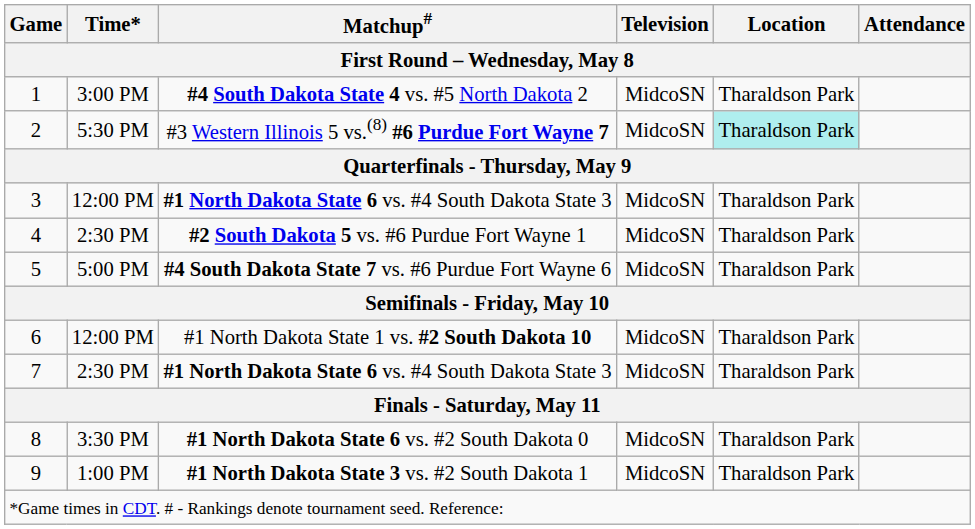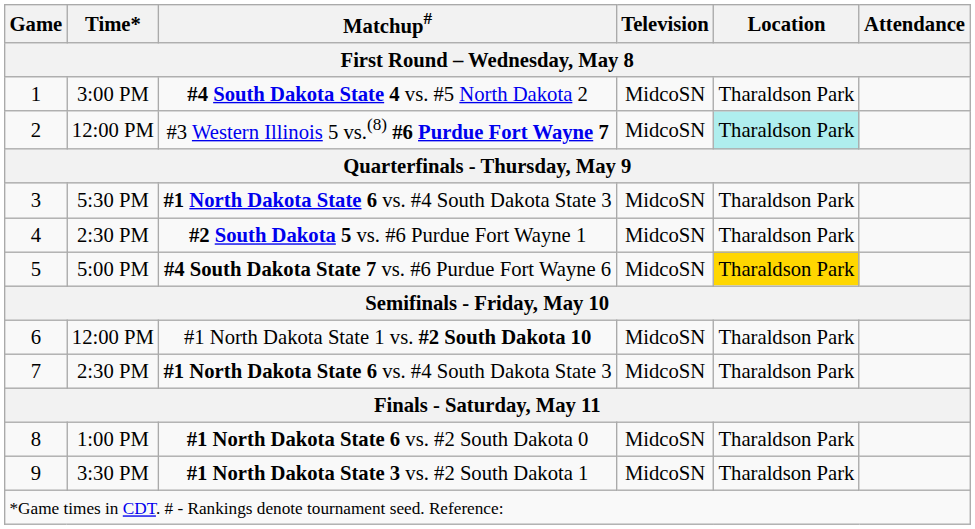(113, 130) 5:30 PM -> (113, 130) 12:00 PM
(113, 200) 12:00 PM -> (113, 200) 5:30 PM
(786, 268) no background -> (786, 268) gold background
(113, 439) 3:30 PM -> (113, 439) 1:00 PM
(113, 473) 1:00 PM -> (113, 473) 3:30 PM
